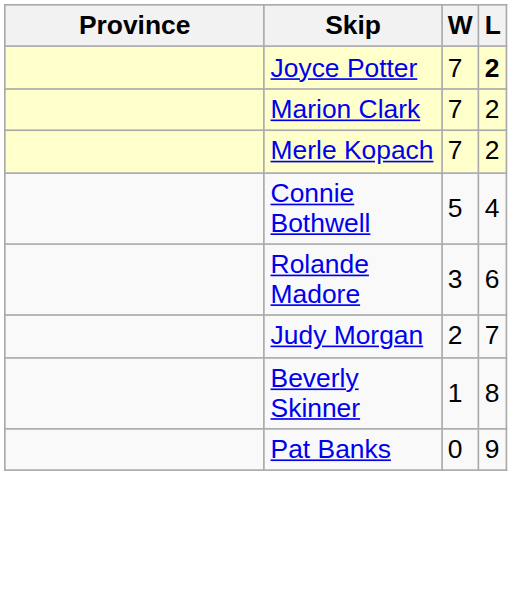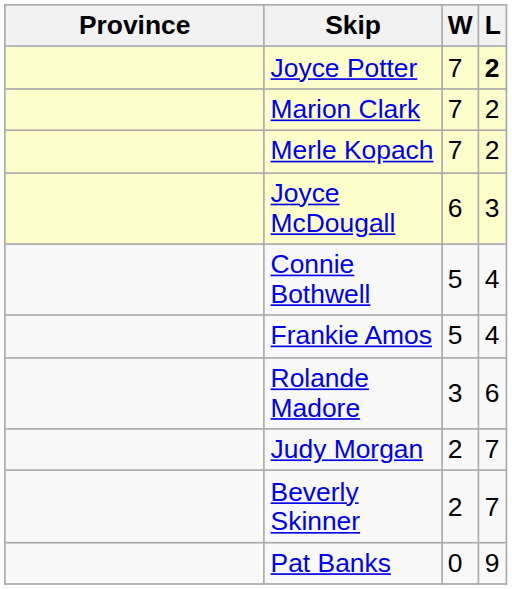+ row: (333, 207)
+ row: (351, 336)
(455, 392) 1 -> (455, 506) 2
(492, 392) 8 -> (492, 506) 7
